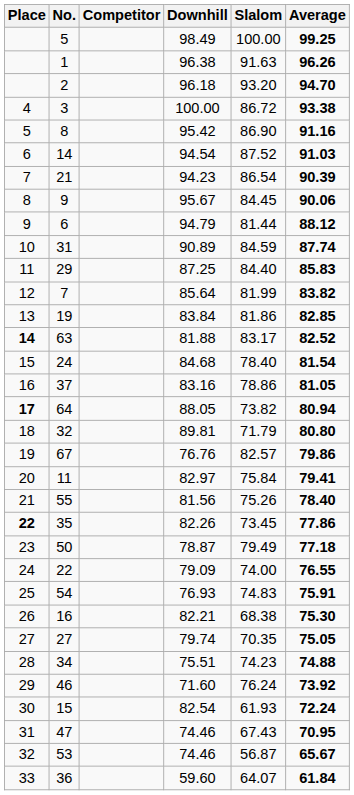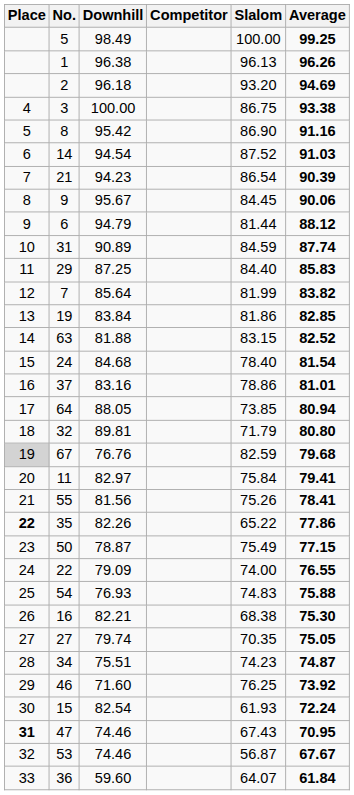columns swapped: (122, 16) <-> (197, 16)
(258, 62) 91.63 -> (258, 62) 96.13
(317, 85) 94.70 -> (317, 85) 94.69
(258, 108) 86.72 -> (258, 108) 86.75
(27, 339) bold -> (27, 339) normal
(258, 339) 83.17 -> (258, 339) 83.15
(317, 385) 81.05 -> (317, 385) 81.01
(27, 408) bold -> (27, 408) normal
(258, 408) 73.82 -> (258, 408) 73.85
(27, 454) no background -> (27, 454) lightgrey background
(258, 454) 82.57 -> (258, 454) 82.59
(317, 454) 79.86 -> (317, 454) 79.68
(317, 500) 78.40 -> (317, 500) 78.41
(258, 524) 73.45 -> (258, 524) 65.22
(258, 547) 79.49 -> (258, 547) 75.49
(317, 547) 77.18 -> (317, 547) 77.15
(317, 593) 75.91 -> (317, 593) 75.88
(317, 662) 74.88 -> (317, 662) 74.87
(258, 685) 76.24 -> (258, 685) 76.25
(27, 731) normal -> (27, 731) bold
(317, 754) 65.67 -> (317, 754) 67.67
